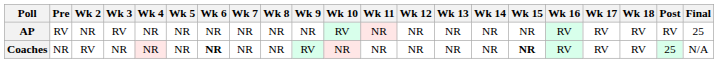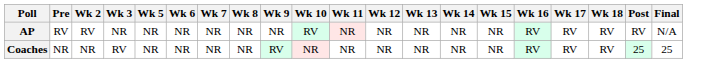- column: (151, 13)
(88, 31) NR -> (88, 31) RV
(119, 31) RV -> (119, 31) NR
(698, 31) 25 -> (667, 31) N/A
(88, 49) RV -> (88, 49) NR
(119, 49) NR -> (119, 49) RV
(214, 49) bold -> (182, 49) normal
(527, 49) bold -> (496, 49) normal
(698, 49) N/A -> (667, 49) 25
